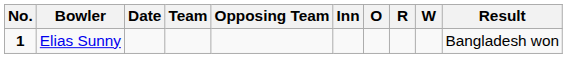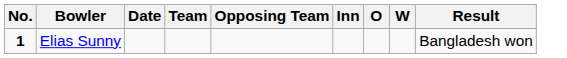- column: (403, 16)
